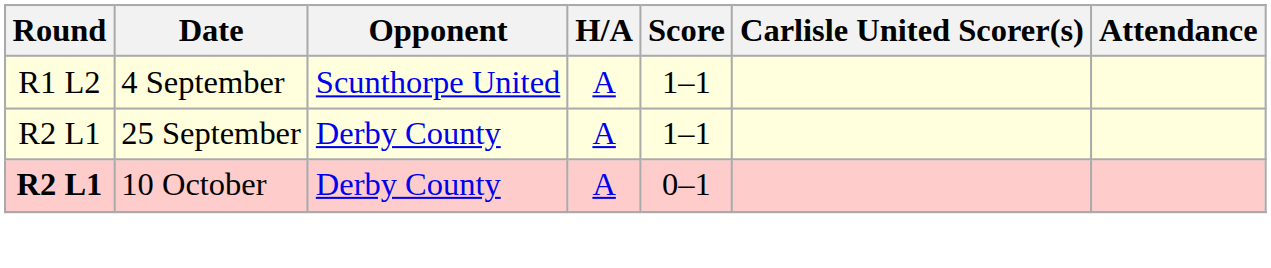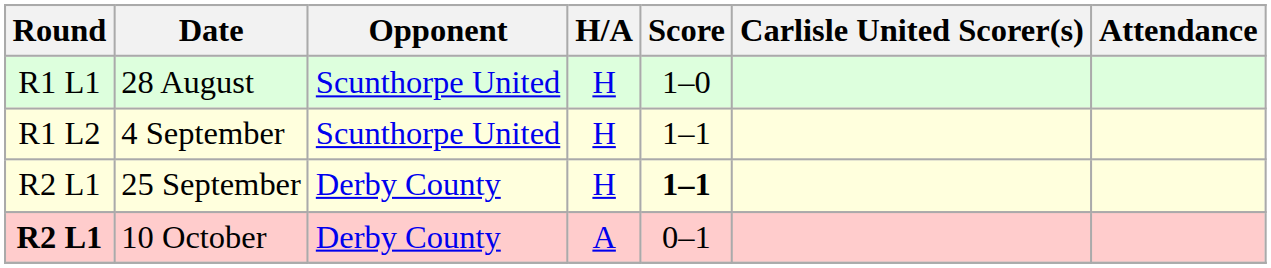+ row: (188, 81)
(604, 81) A -> (604, 133) H
(604, 133) A -> (604, 184) H
(686, 133) normal -> (686, 184) bold
